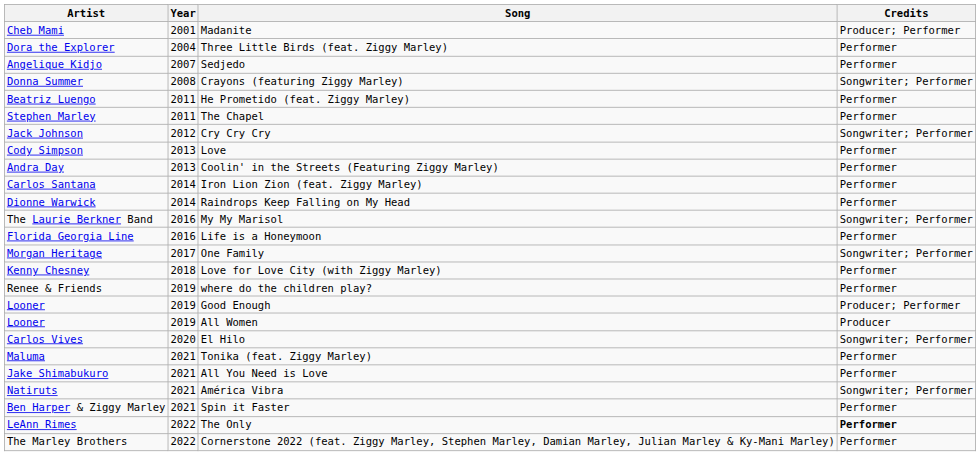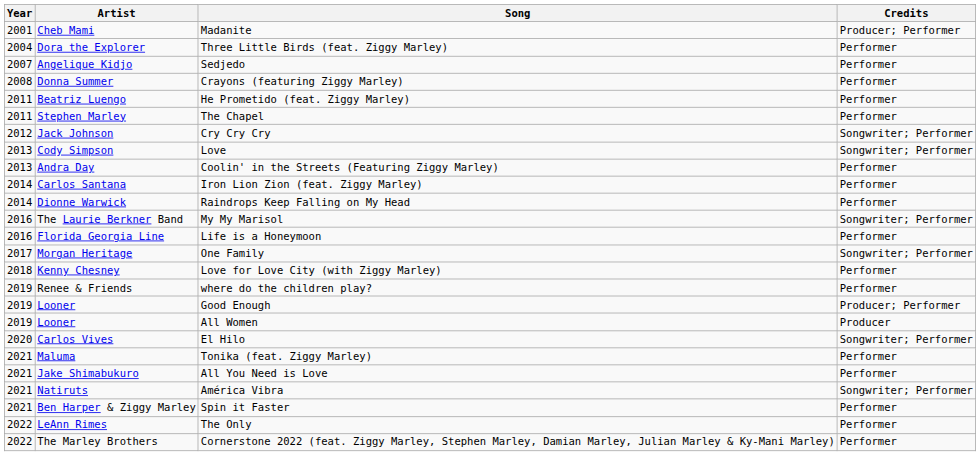columns swapped: (183, 13) <-> (86, 13)
(906, 82) Songwriter; Performer -> (868, 82) Performer
(868, 150) Performer -> (906, 150) Songwriter; Performer
(868, 425) bold -> (868, 425) normal
